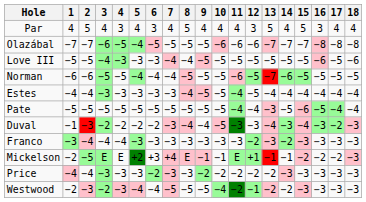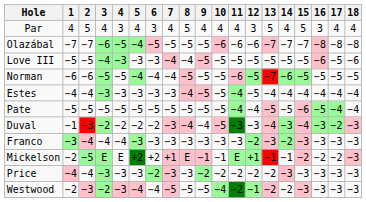(270, 109) −3 -> (270, 109) −5
(154, 157) +3 -> (154, 157) +2
(171, 157) +4 -> (171, 157) +1
